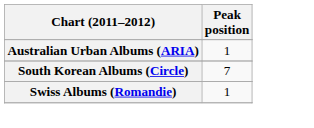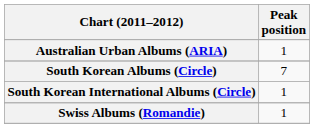+ row: (131, 92)
